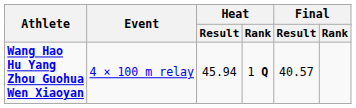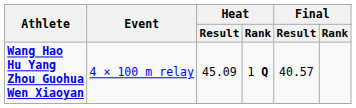(219, 72) 45.94 -> (219, 72) 45.09
